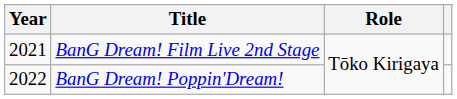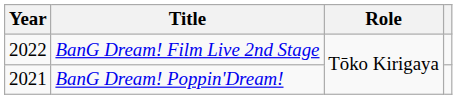(28, 49) 2021 -> (28, 49) 2022
(28, 79) 2022 -> (28, 79) 2021
